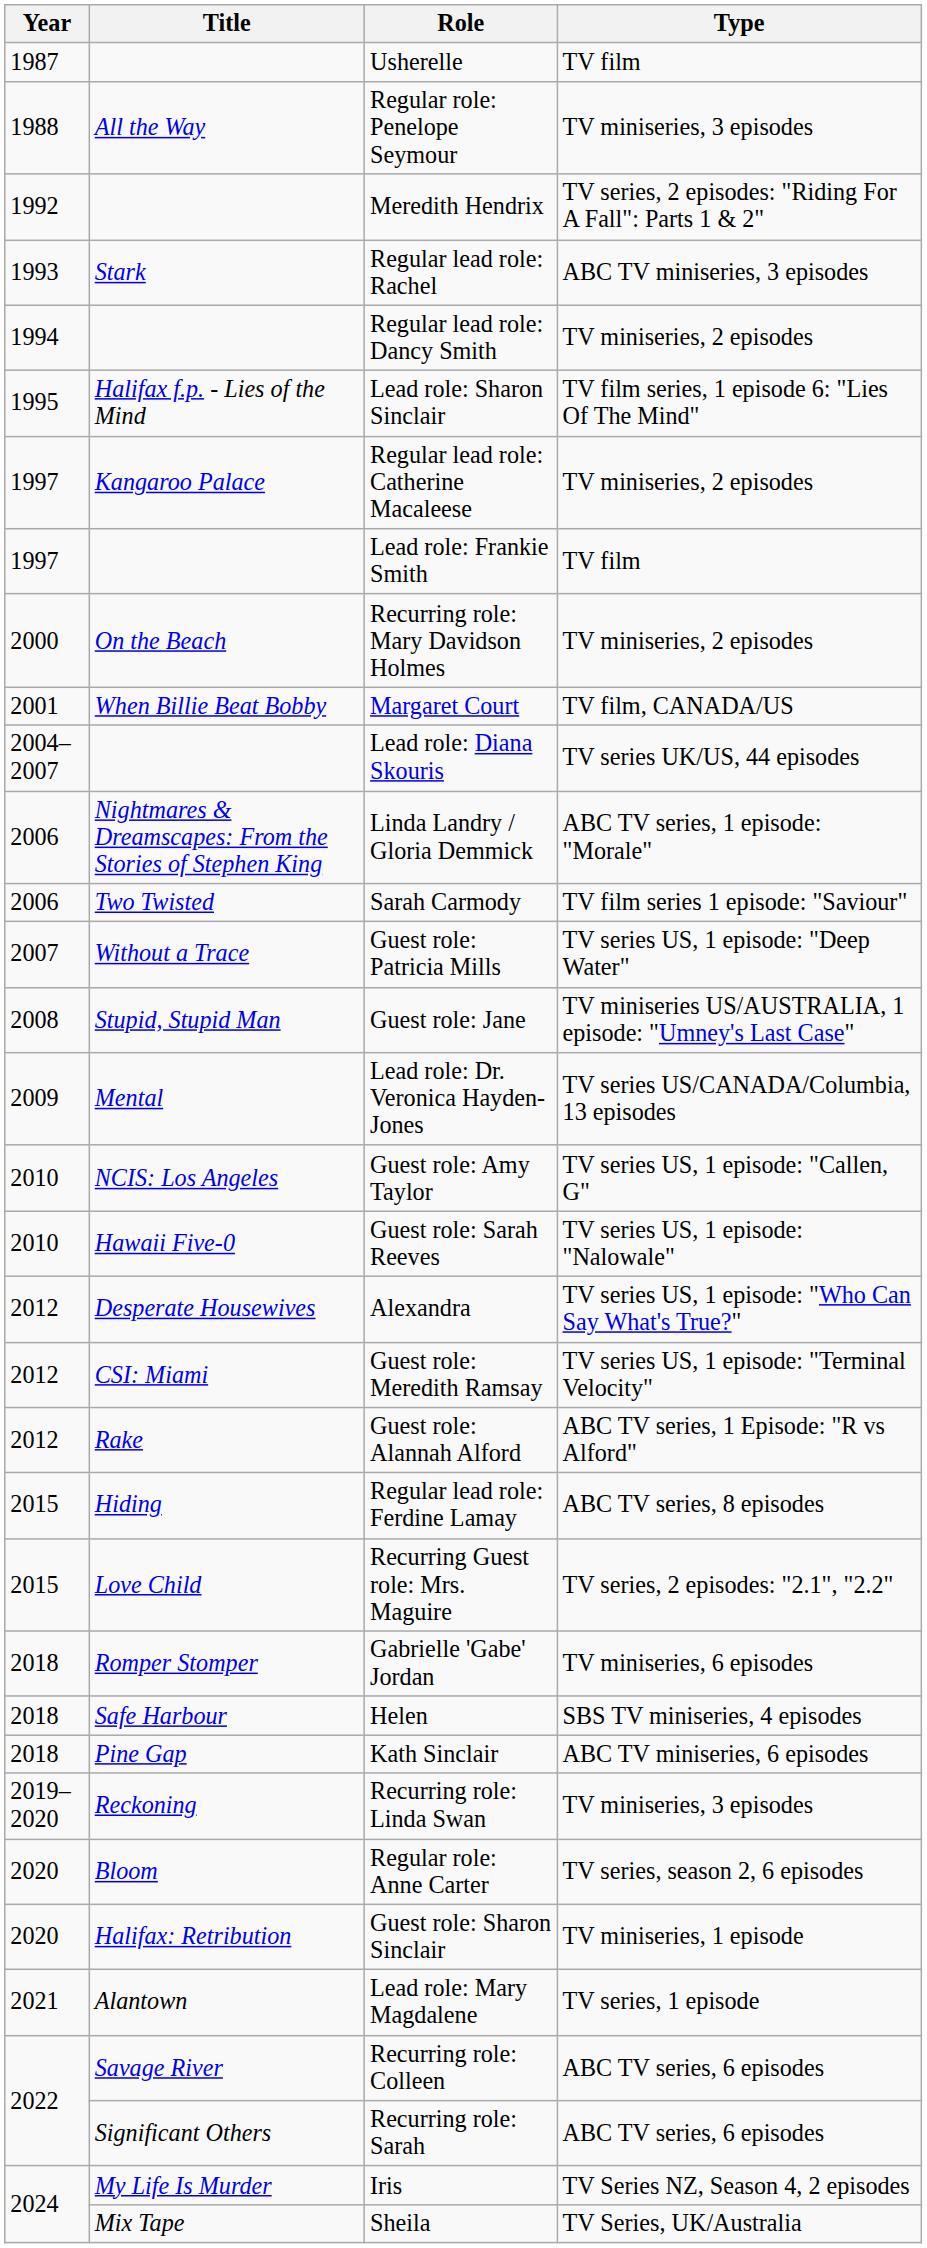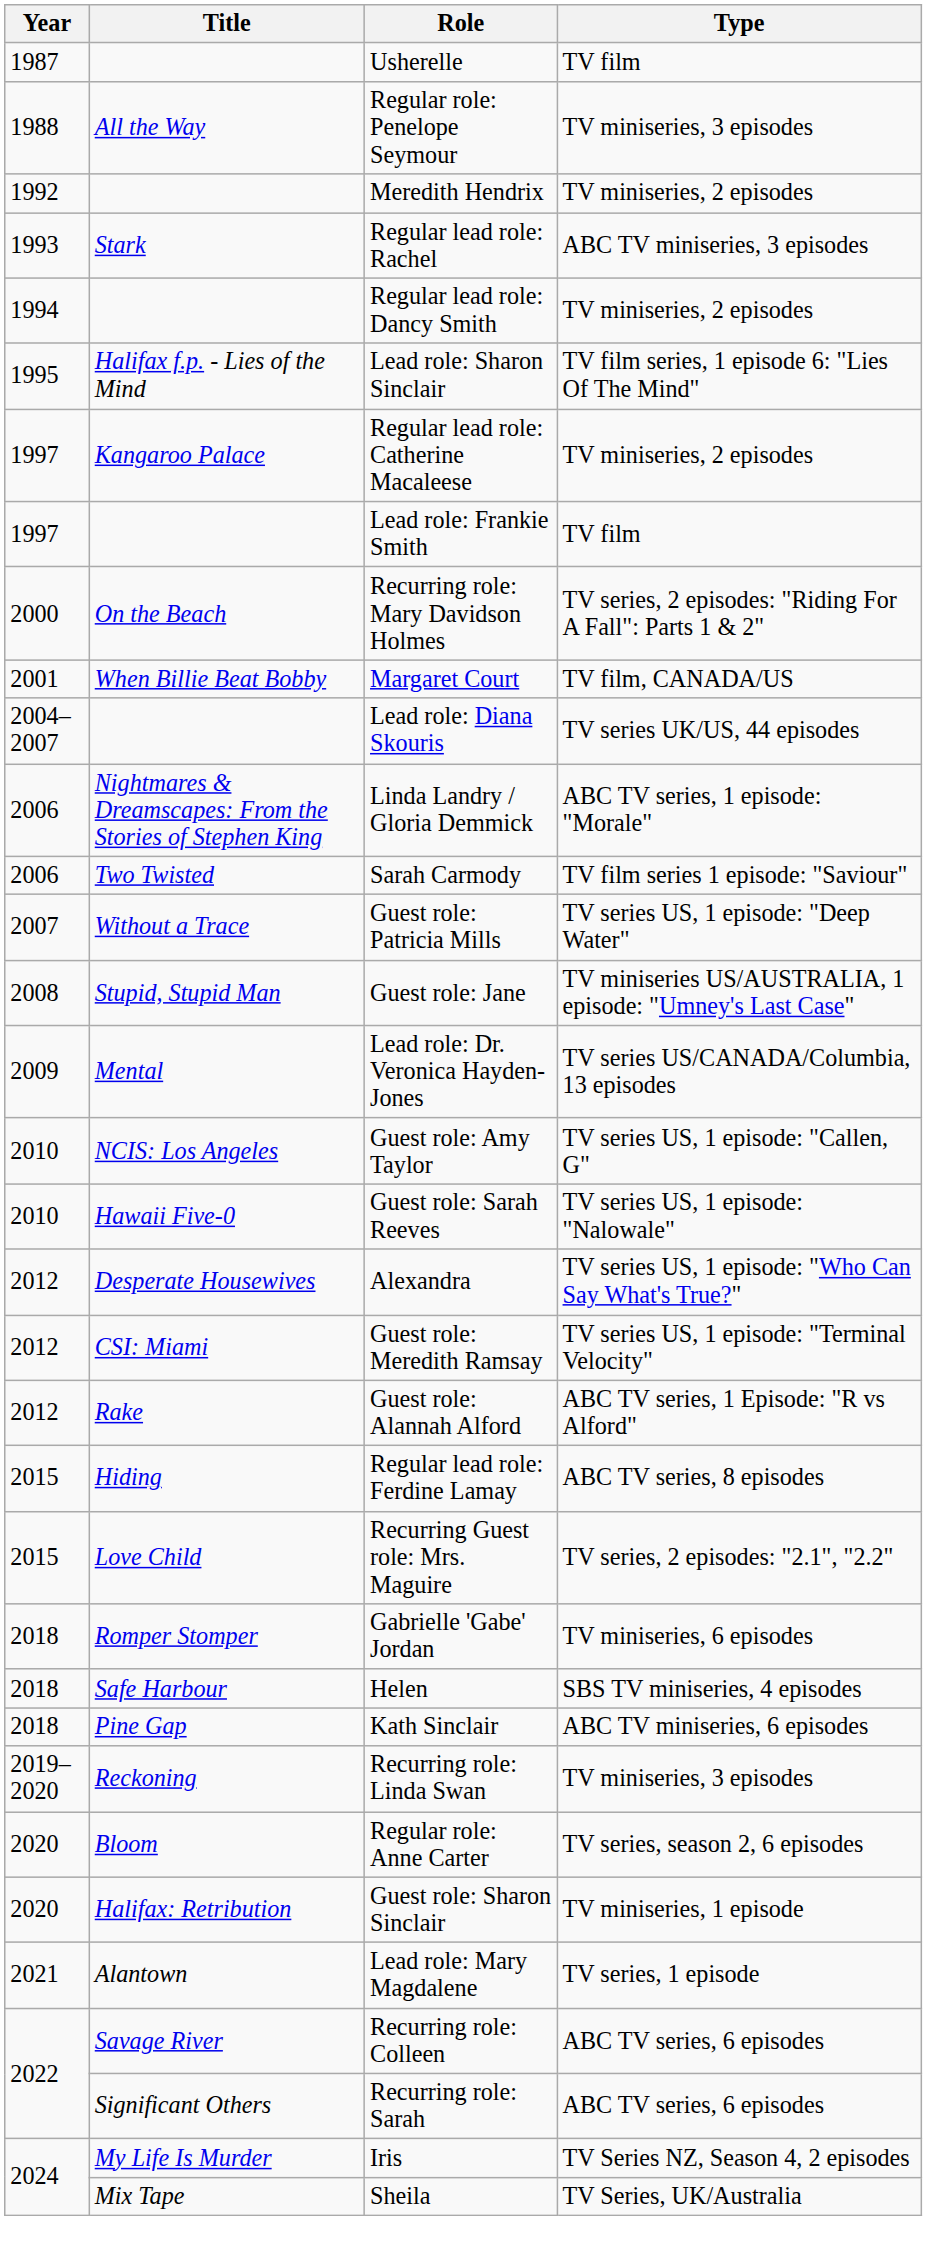(730, 206) TV series, 2 episodes: "Riding For A Fall": Parts 1 & 2" -> (688, 192) TV miniseries, 2 episodes
(688, 640) TV miniseries, 2 episodes -> (730, 613) TV series, 2 episodes: "Riding For A Fall": Parts 1 & 2"
